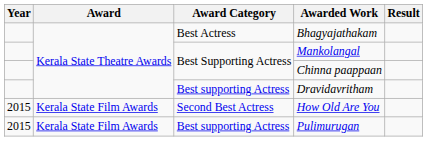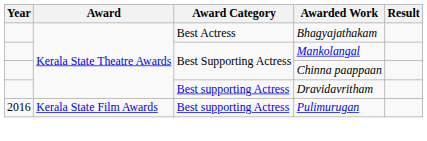- row: (338, 107)
(19, 126) 2015 -> (19, 107) 2016
